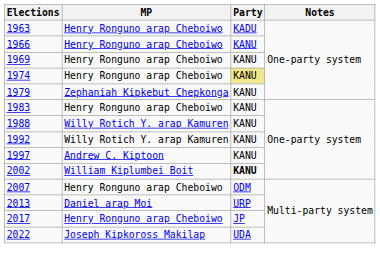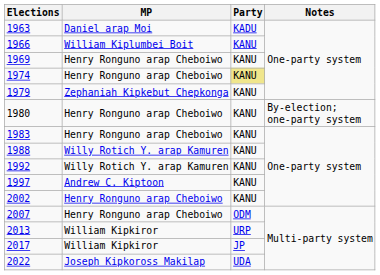(143, 28) Henry Ronguno arap Cheboiwo -> (108, 28) Daniel arap Moi
(143, 44) Henry Ronguno arap Cheboiwo -> (129, 44) William Kiplumbei Boit
+ row: (18, 113)
(129, 171) William Kiplumbei Boit -> (143, 198) Henry Ronguno arap Cheboiwo
(245, 171) bold -> (245, 198) normal
(108, 203) Daniel arap Moi -> (111, 230) William Kipkiror
(143, 219) Henry Ronguno arap Cheboiwo -> (111, 246) William Kipkiror
